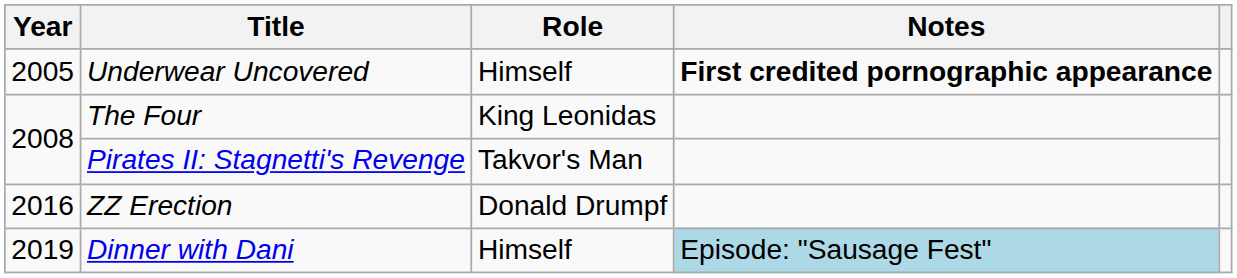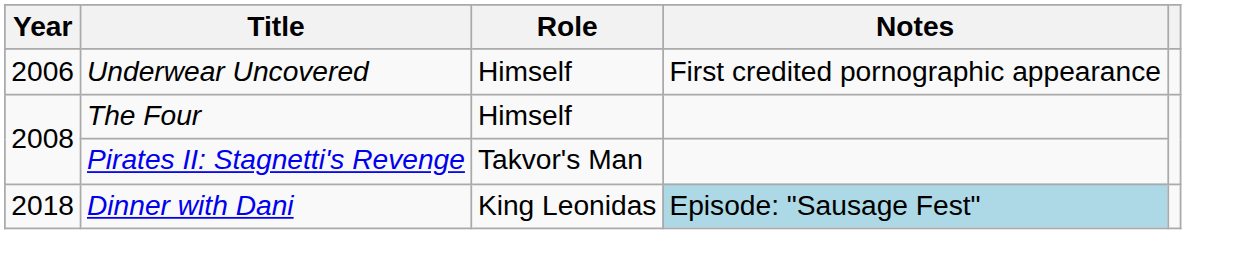(43, 71) 2005 -> (43, 71) 2006
(946, 71) bold -> (915, 71) normal
(567, 116) King Leonidas -> (525, 116) Himself
- row: (160, 205)
(43, 250) 2019 -> (43, 205) 2018
(525, 250) Himself -> (567, 205) King Leonidas
